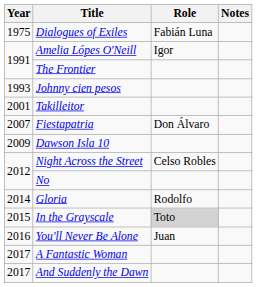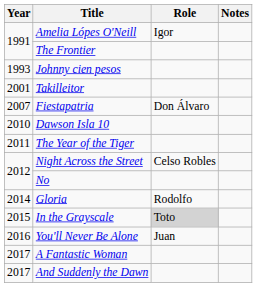- row: (82, 32)
(19, 143) 2009 -> (19, 124) 2010
+ row: (85, 143)
